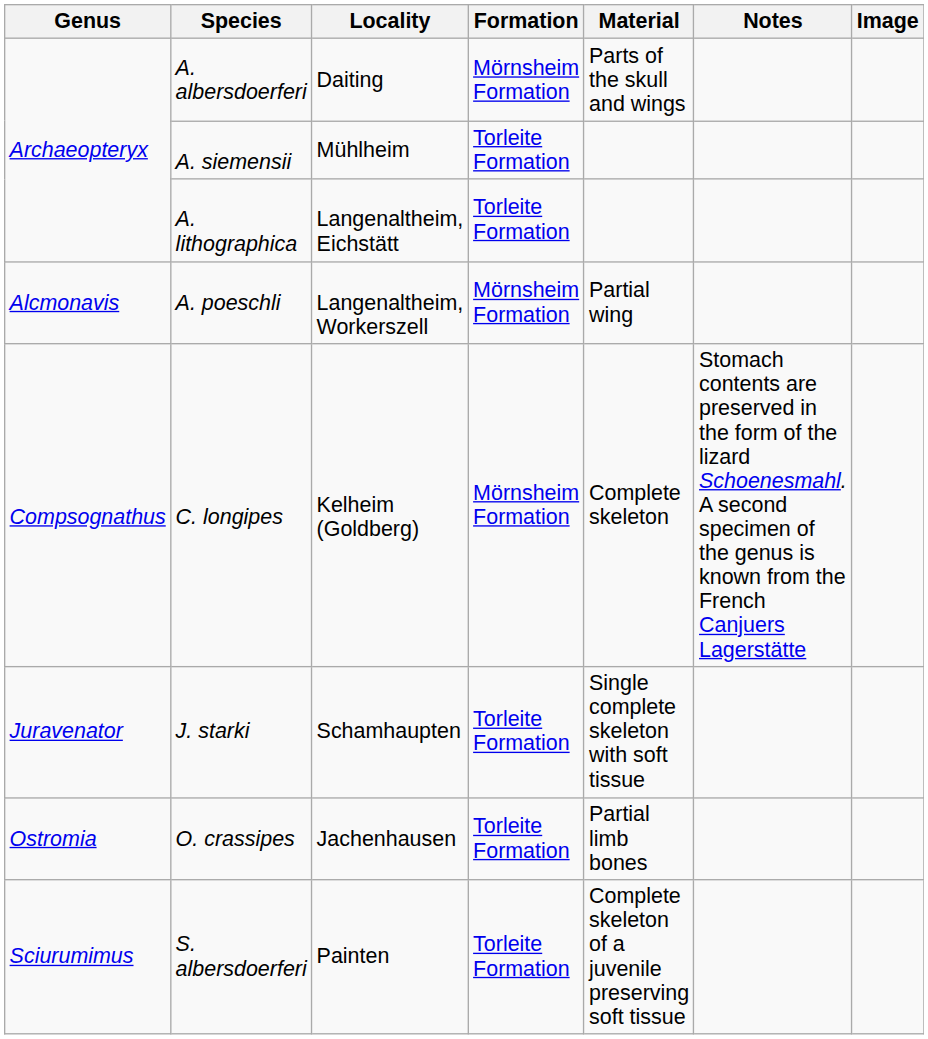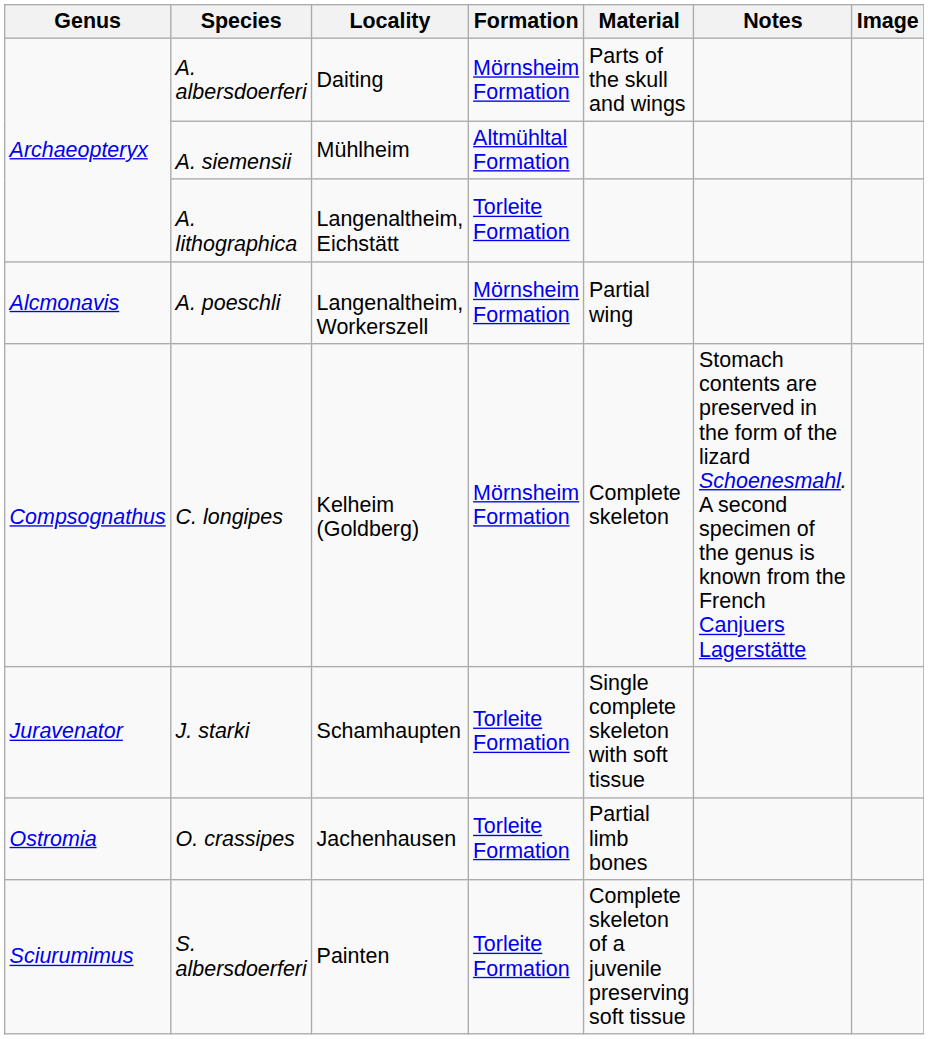(521, 149) Torleite Formation -> (521, 149) Altmühltal Formation
